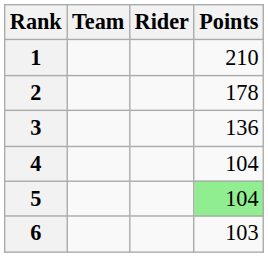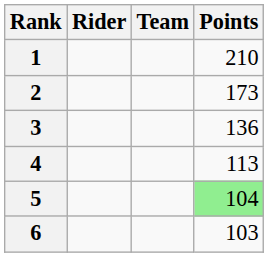columns swapped: (162, 22) <-> (98, 22)
(242, 92) 178 -> (242, 92) 173
(242, 163) 104 -> (242, 163) 113
